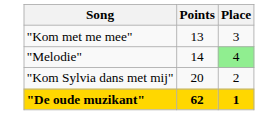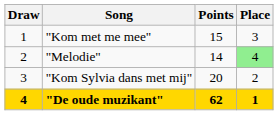+ column: (24, 15)
(197, 36) 13 -> (216, 36) 15
